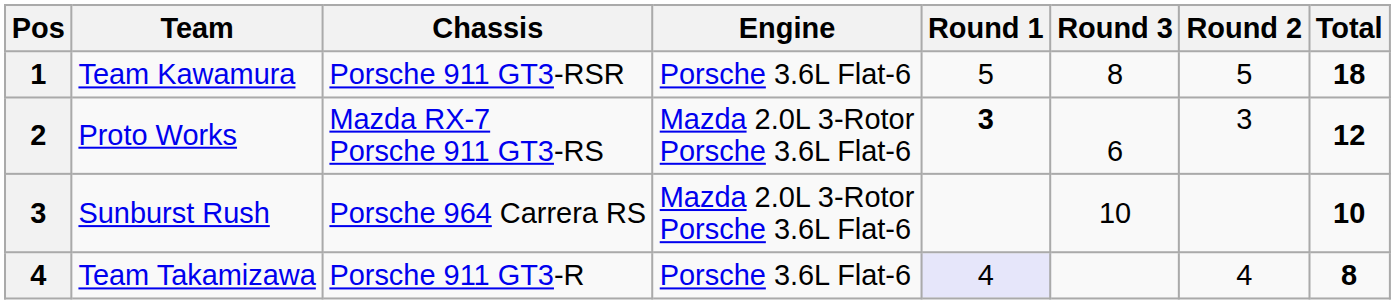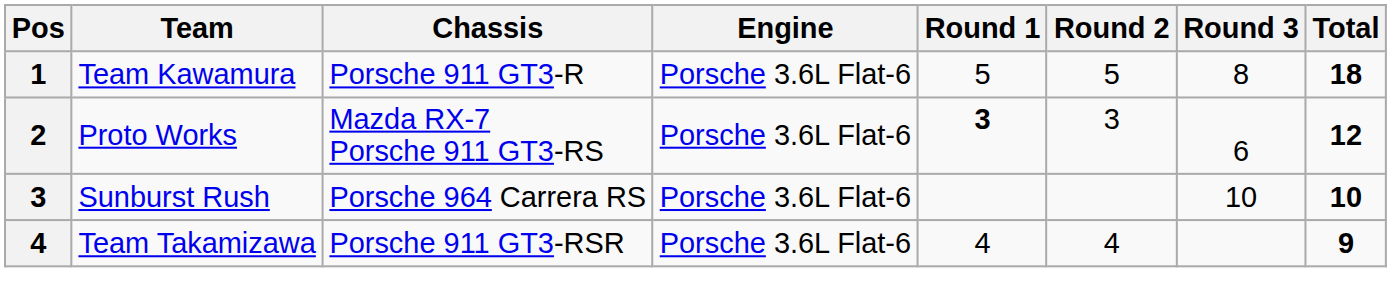columns swapped: (1244, 28) <-> (1115, 28)
(477, 74) Porsche 911 GT3-RSR -> (457, 74) Porsche 911 GT3-R
(787, 136) Mazda 2.0L 3-Rotor Porsche 3.6L Flat-6 -> (785, 136) Porsche 3.6L Flat-6
(787, 214) Mazda 2.0L 3-Rotor Porsche 3.6L Flat-6 -> (785, 198) Porsche 3.6L Flat-6
(457, 275) Porsche 911 GT3-R -> (477, 243) Porsche 911 GT3-RSR
(986, 275) lavender background -> (983, 243) no background
(1349, 275) 8 -> (1346, 243) 9
